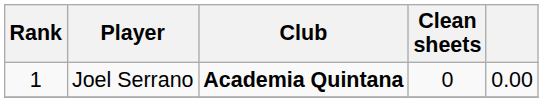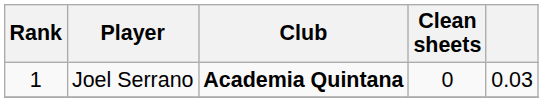(512, 79) 0.00 -> (512, 79) 0.03
